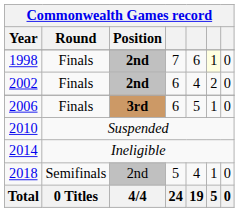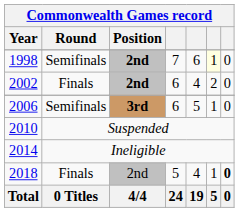(76, 60) Finals -> (76, 60) Semifinals
(76, 106) Finals -> (76, 106) Semifinals
(76, 173) Semifinals -> (76, 173) Finals
(227, 173) normal -> (227, 173) bold
